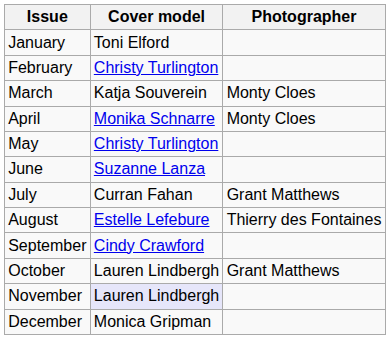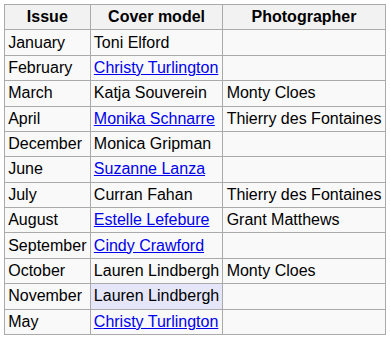(271, 118) Monty Cloes -> (304, 118) Thierry des Fontaines
rows swapped: (23, 144) <-> (45, 321)
(283, 194) Grant Matthews -> (304, 194) Thierry des Fontaines
(304, 220) Thierry des Fontaines -> (283, 220) Grant Matthews
(283, 270) Grant Matthews -> (271, 270) Monty Cloes
